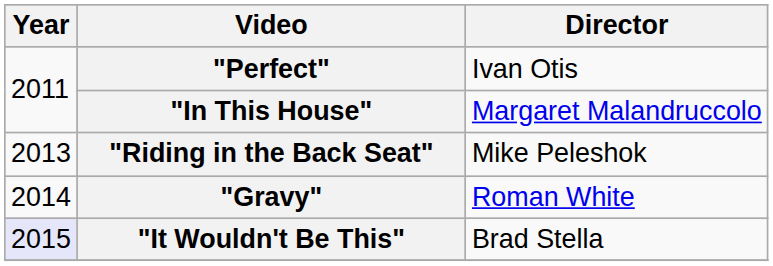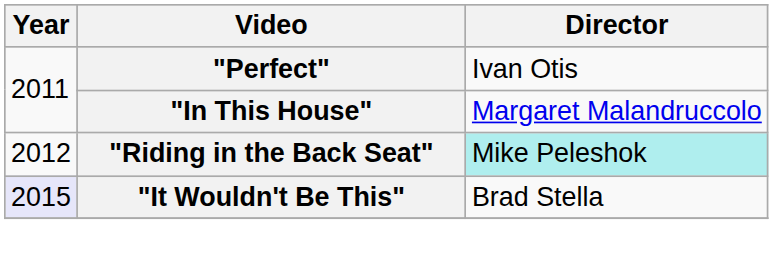(41, 153) 2013 -> (41, 153) 2012
(559, 153) no background -> (559, 153) paleturquoise background
- row: (271, 196)
